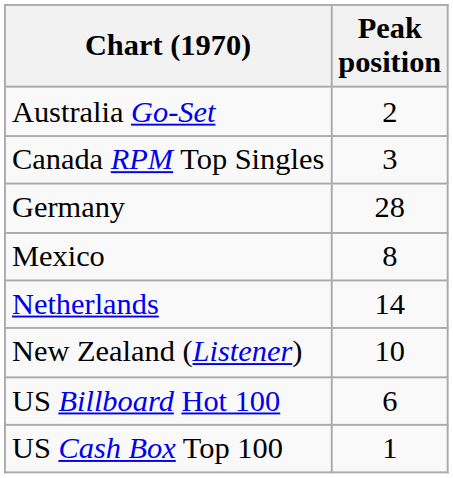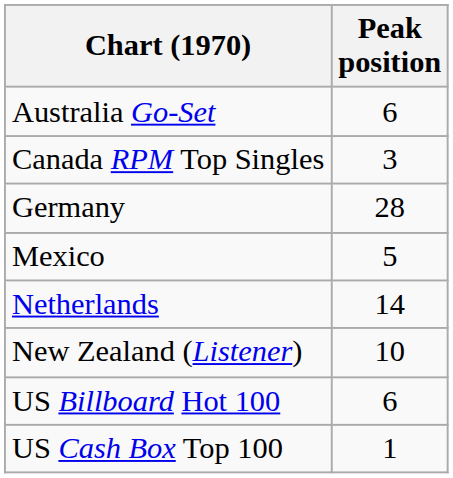(390, 111) 2 -> (390, 111) 6
(390, 255) 8 -> (390, 255) 5
